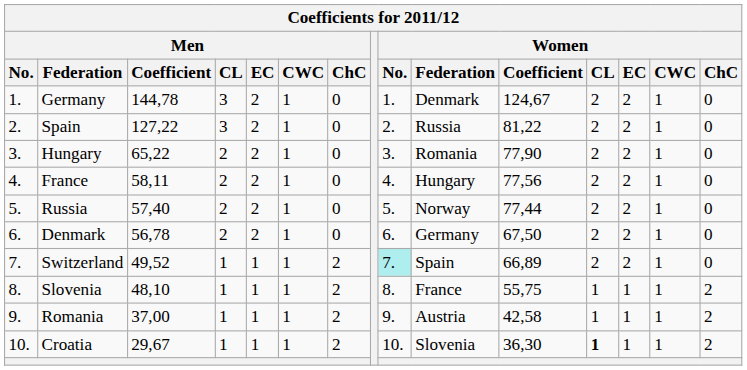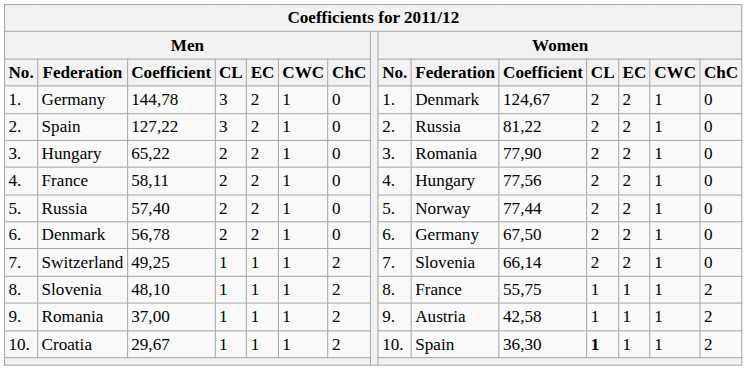(151, 262) 49,52 -> (151, 262) 49,25
(389, 262) paleturquoise background -> (389, 262) no background
(435, 262) Spain -> (445, 262) Slovenia
(522, 262) 66,89 -> (522, 262) 66,14
(445, 343) Slovenia -> (435, 343) Spain
